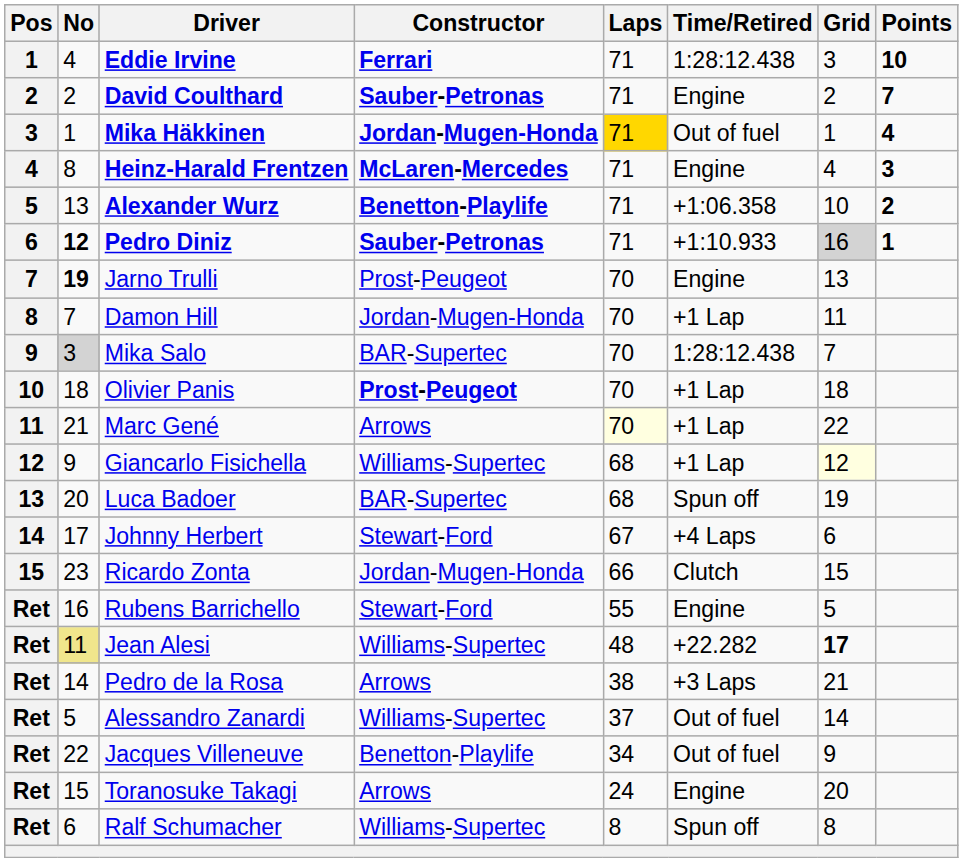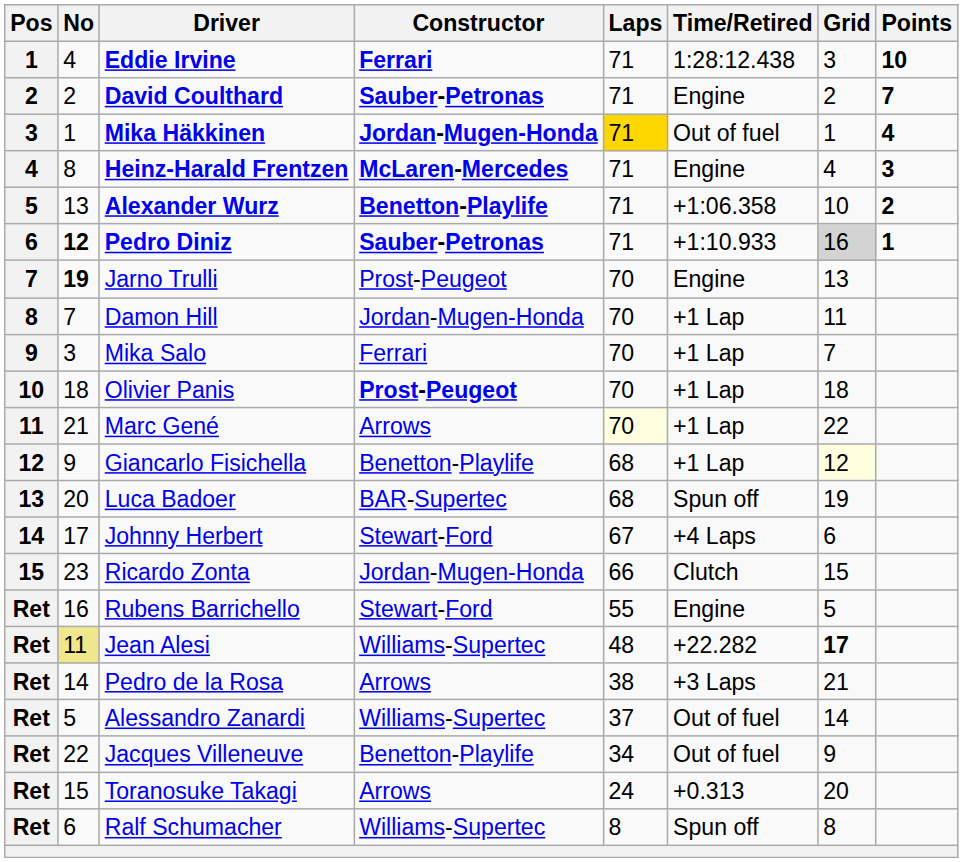(70, 352) lightgrey background -> (70, 352) no background
(433, 352) BAR-Supertec -> (393, 352) Ferrari
(734, 352) 1:28:12.438 -> (709, 352) +1 Lap
(452, 462) Williams-Supertec -> (446, 462) Benetton-Playlife
(709, 791) Engine -> (709, 791) +0.313
